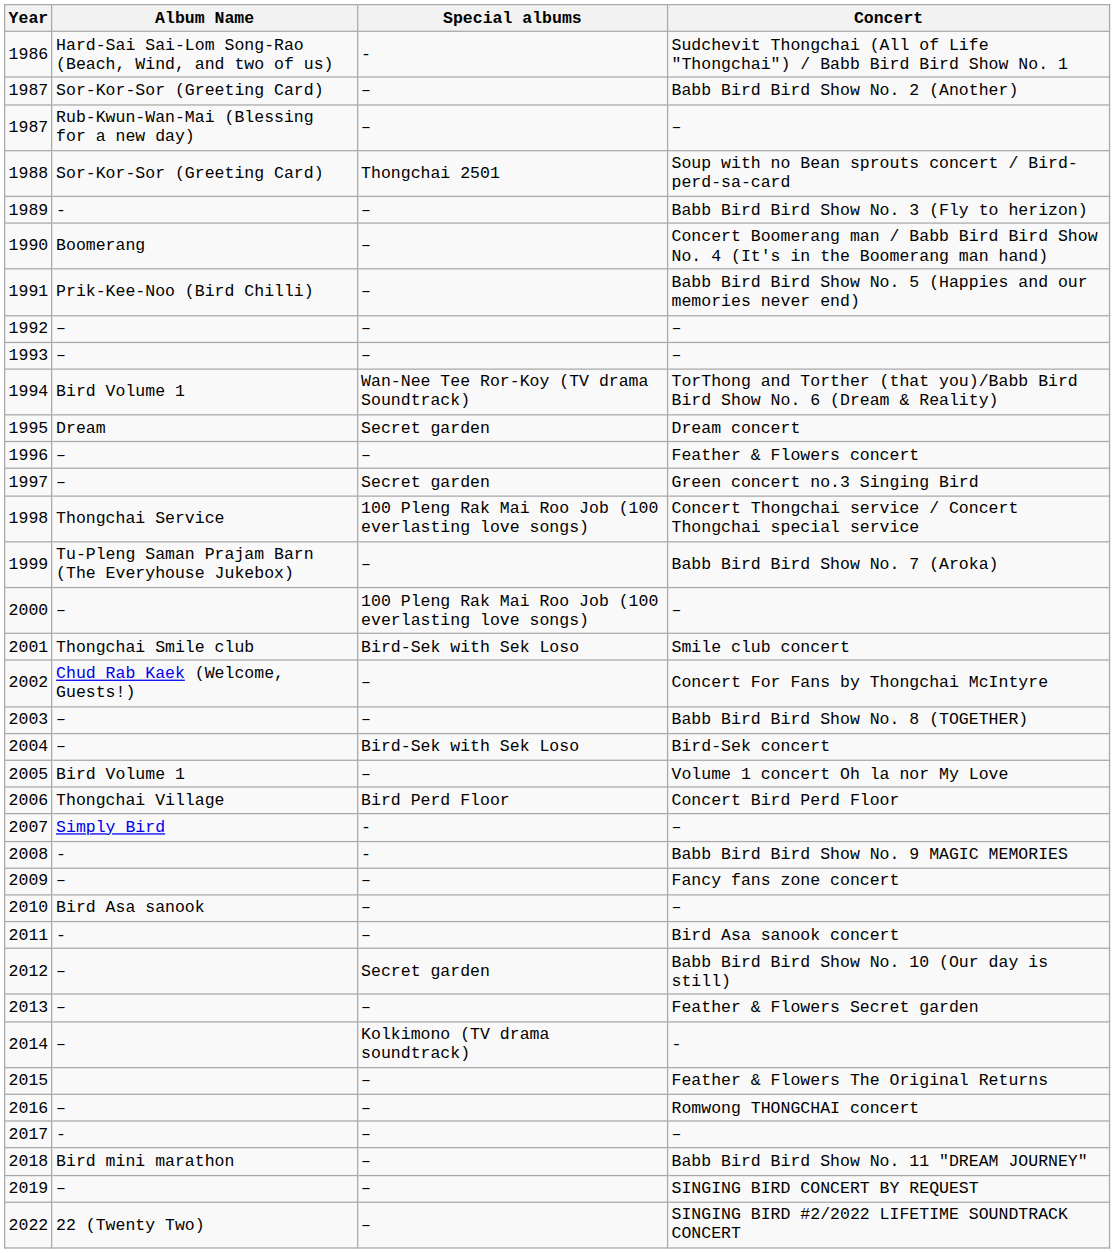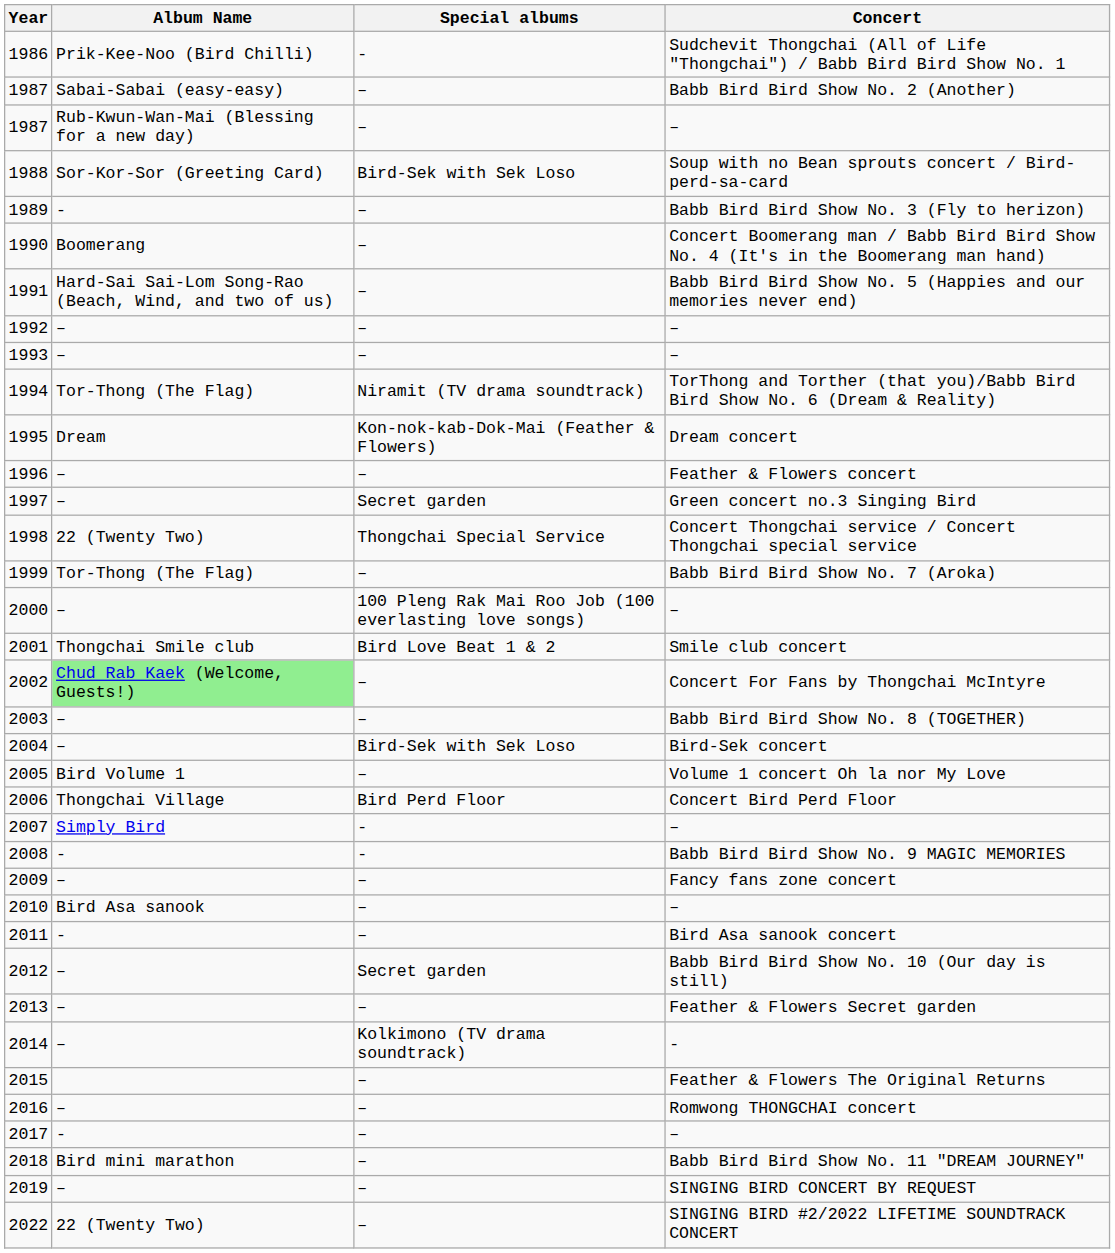(195, 55) Hard-Sai Sai-Lom Song-Rao (Beach, Wind, and two of us) -> (185, 55) Prik-Kee-Noo (Bird Chilli)
(190, 91) Sor-Kor-Sor (Greeting Card) -> (170, 91) Sabai-Sabai (easy-easy)
(430, 173) Thongchai 2501 -> (466, 173) Bird-Sek with Sek Loso
(185, 292) Prik-Kee-Noo (Bird Chilli) -> (195, 292) Hard-Sai Sai-Lom Song-Rao (Beach, Wind, and two of us)
(120, 392) Bird Volume 1 -> (155, 392) Tor-Thong (The Flag)
(505, 392) Wan-Nee Tee Ror-Koy (TV drama Soundtrack) -> (501, 392) Niramit (TV drama soundtrack)
(426, 428) Secret garden -> (506, 438) Kon-nok-kab-Dok-Mai (Feather & Flowers)
(140, 519) Thongchai Service -> (130, 538) 22 (Twenty Two)
(510, 519) 100 Pleng Rak Mai Roo Job (100 everlasting love songs) -> (481, 538) Thongchai Special Service
(185, 565) Tu-Pleng Saman Prajam Barn (The Everyhouse Jukebox) -> (155, 574) Tor-Thong (The Flag)
(470, 647) Bird-Sek with Sek Loso -> (456, 647) Bird Love Beat 1 & 2
(170, 683) no background -> (170, 683) lightgreen background
